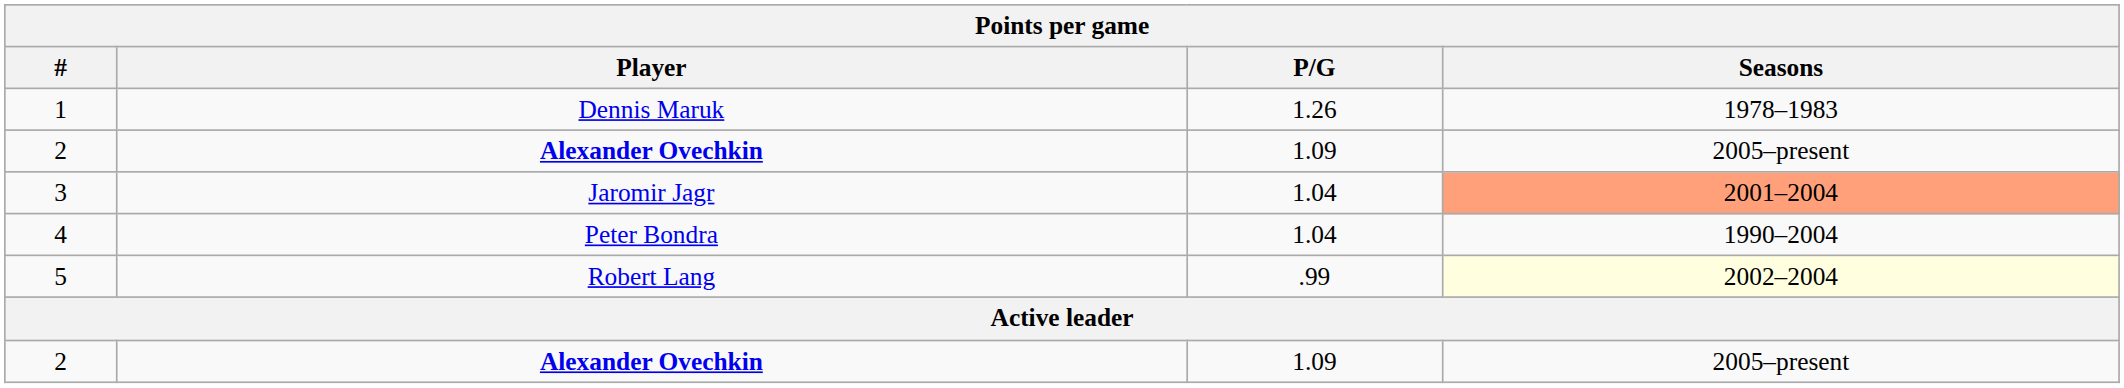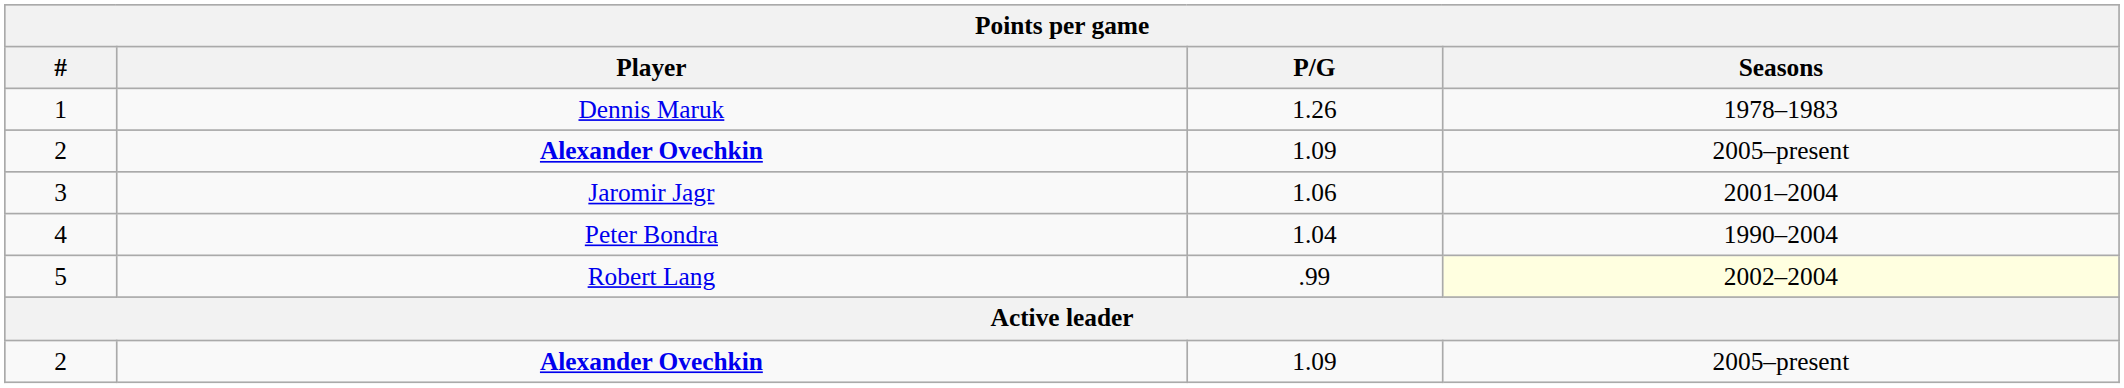(1314, 193) 1.04 -> (1314, 193) 1.06
(1781, 193) lightsalmon background -> (1781, 193) no background
